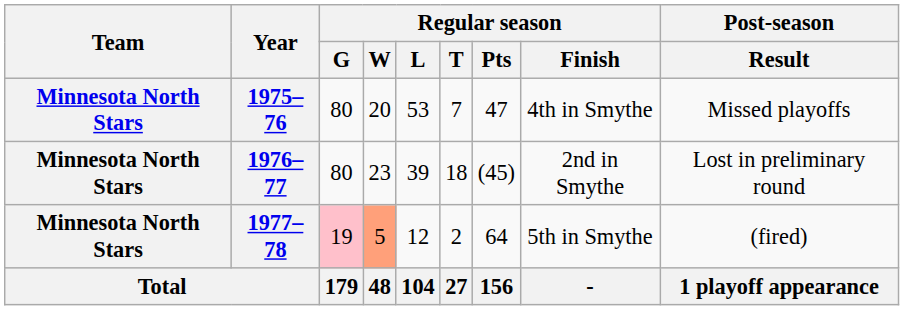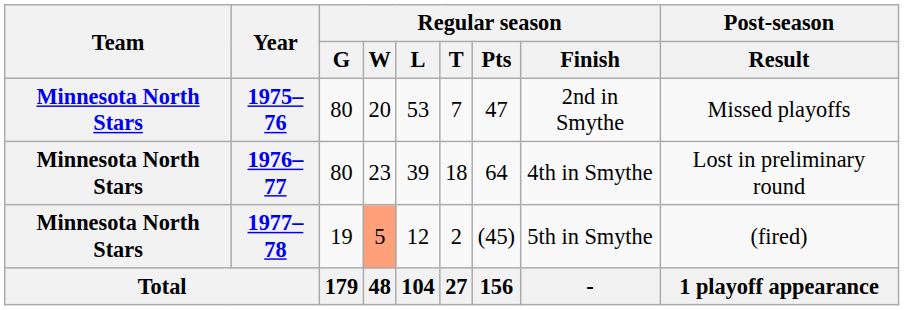(590, 110) 4th in Smythe -> (590, 110) 2nd in Smythe
(496, 173) (45) -> (496, 173) 64
(590, 173) 2nd in Smythe -> (590, 173) 4th in Smythe
(341, 236) pink background -> (341, 236) no background
(496, 236) 64 -> (496, 236) (45)
